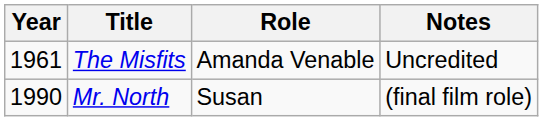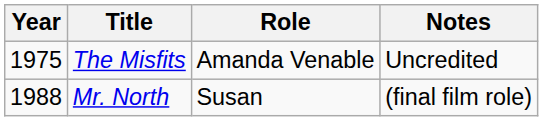(36, 60) 1961 -> (36, 60) 1975
(36, 97) 1990 -> (36, 97) 1988
